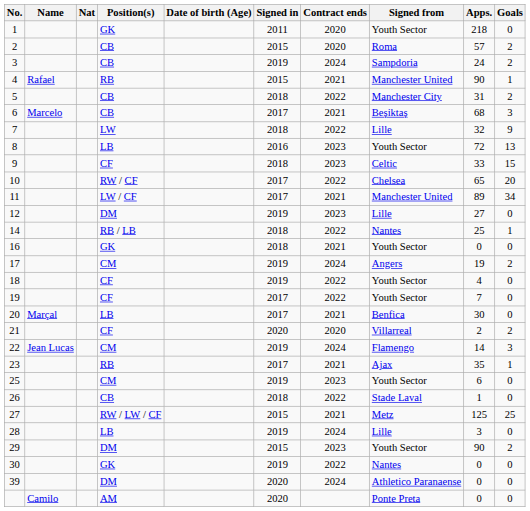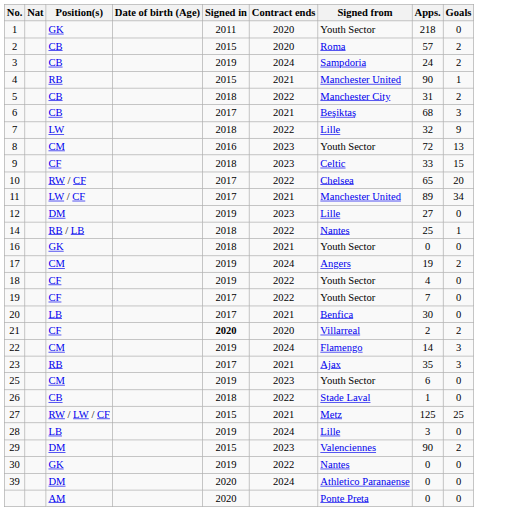- column: (50, 12)
(107, 146) LB -> (57, 146) CM
(277, 331) normal -> (226, 331) bold
(510, 364) 1 -> (459, 364) 3
(399, 448) Youth Sector -> (348, 448) Valenciennes
